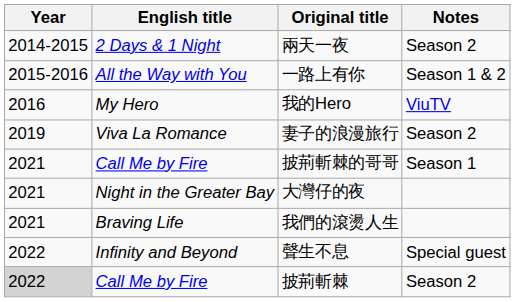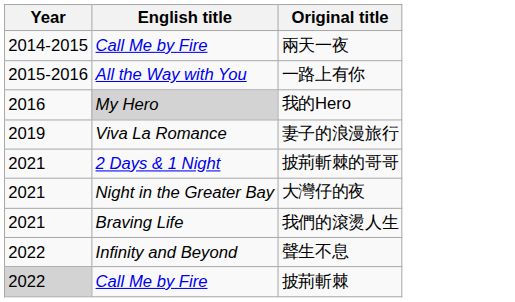- column: (456, 17)
(158, 45) 2 Days & 1 Night -> (152, 45) Call Me by Fire
(127, 104) no background -> (127, 104) lightgrey background
(152, 163) Call Me by Fire -> (158, 163) 2 Days & 1 Night
